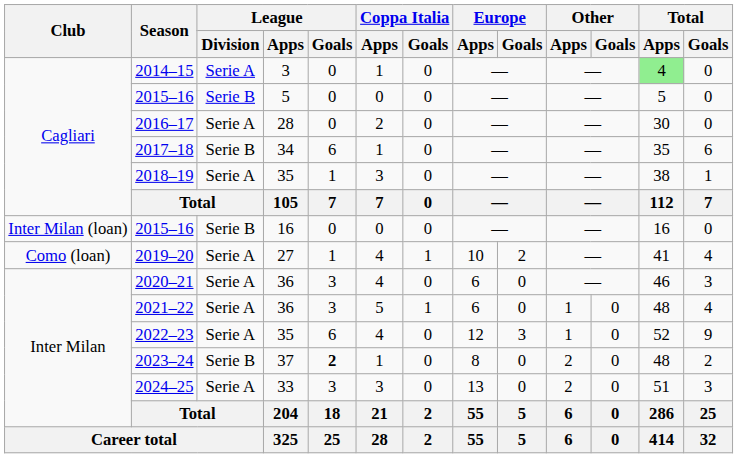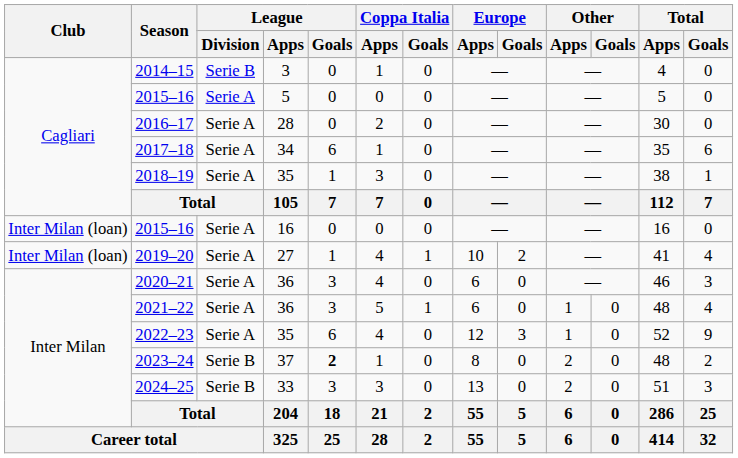(230, 70) Serie A -> (230, 70) Serie B
(662, 70) lightgreen background -> (662, 70) no background
(230, 96) Serie B -> (230, 96) Serie A
(230, 149) Serie B -> (230, 149) Serie A
(230, 228) Serie B -> (230, 228) Serie A
(68, 255) Como (loan) -> (68, 255) Inter Milan (loan)
(230, 387) Serie A -> (230, 387) Serie B
